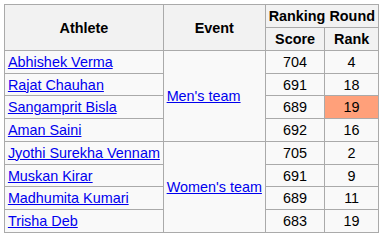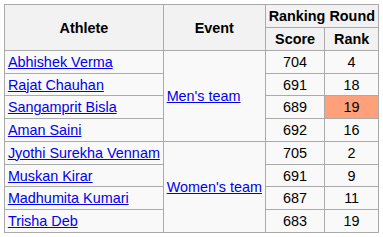(295, 198) 689 -> (295, 198) 687
